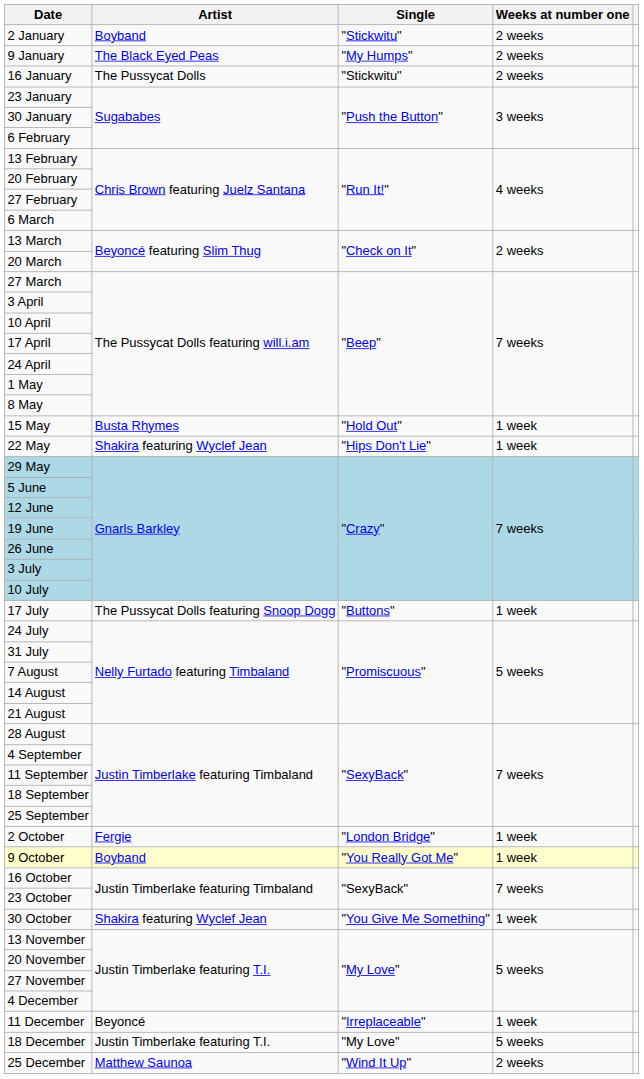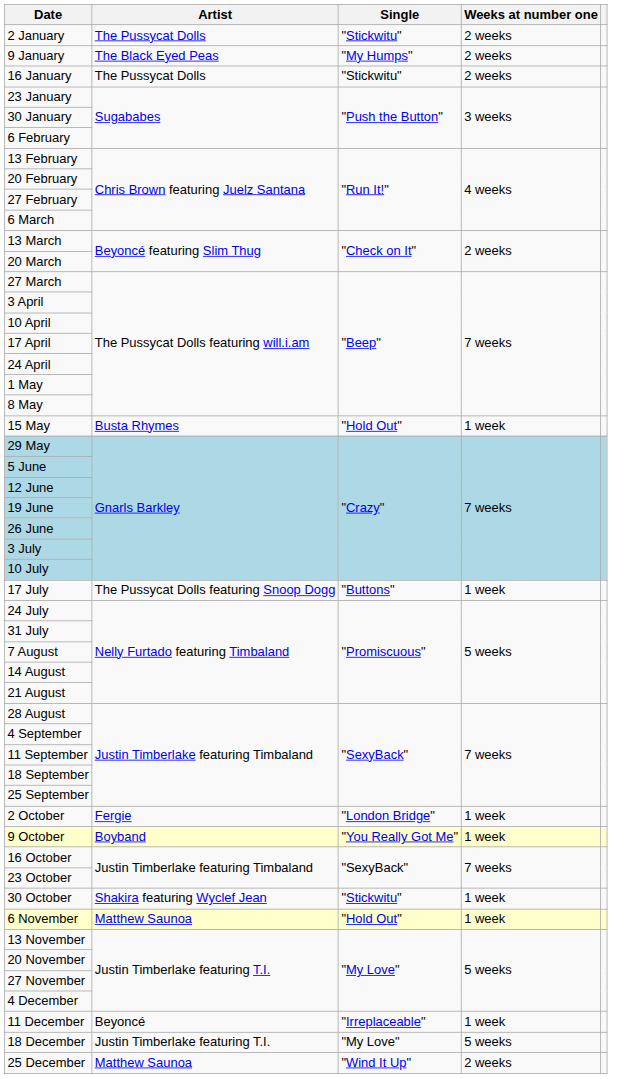(120, 35) Boyband -> (150, 35) The Pussycat Dolls
- row: (29, 446)
(416, 919) "You Give Me Something" -> (372, 898) "Stickwitu"
+ row: (43, 919)
